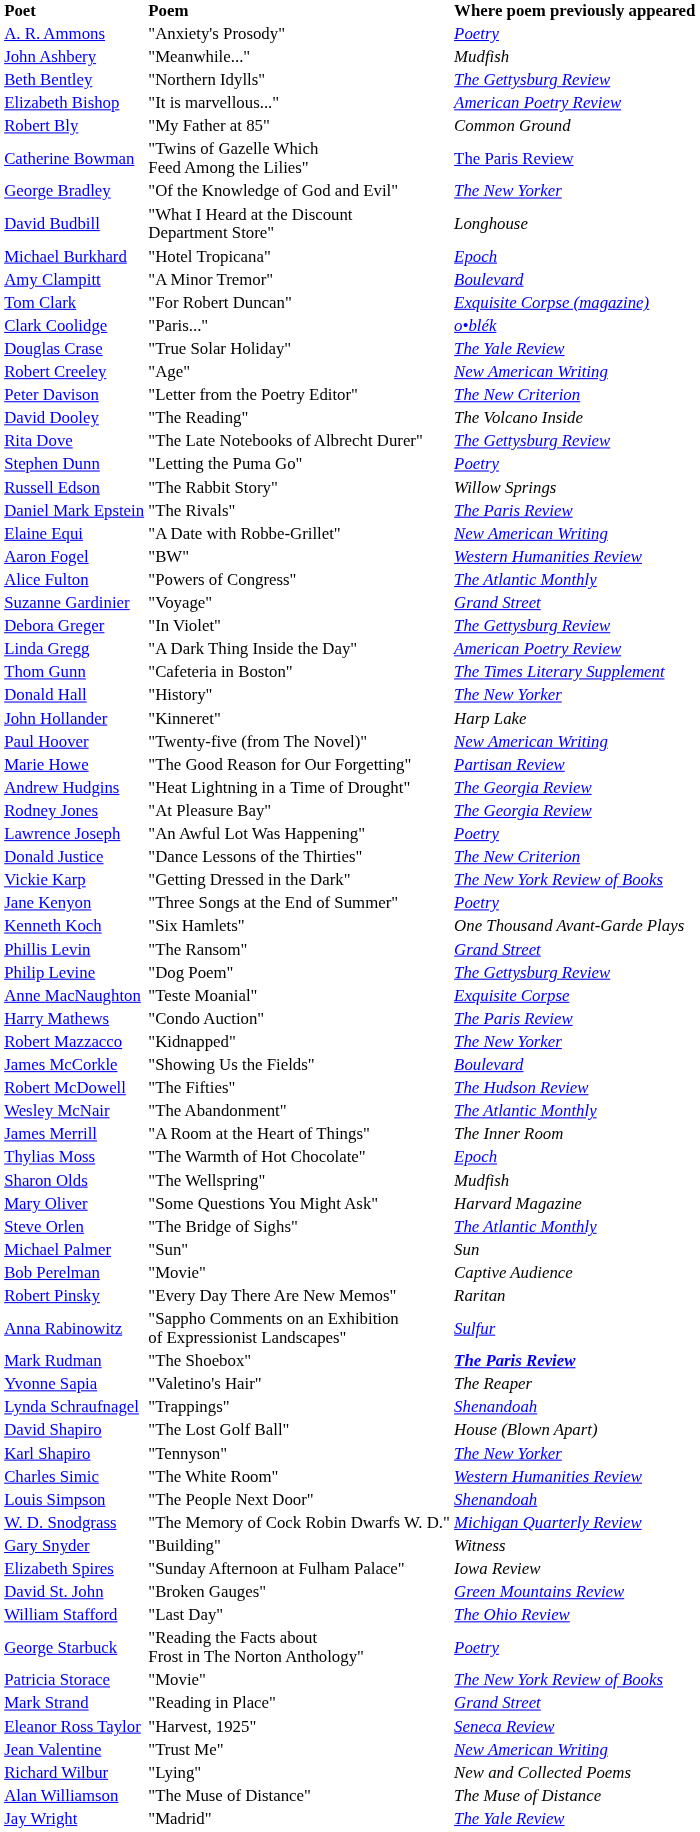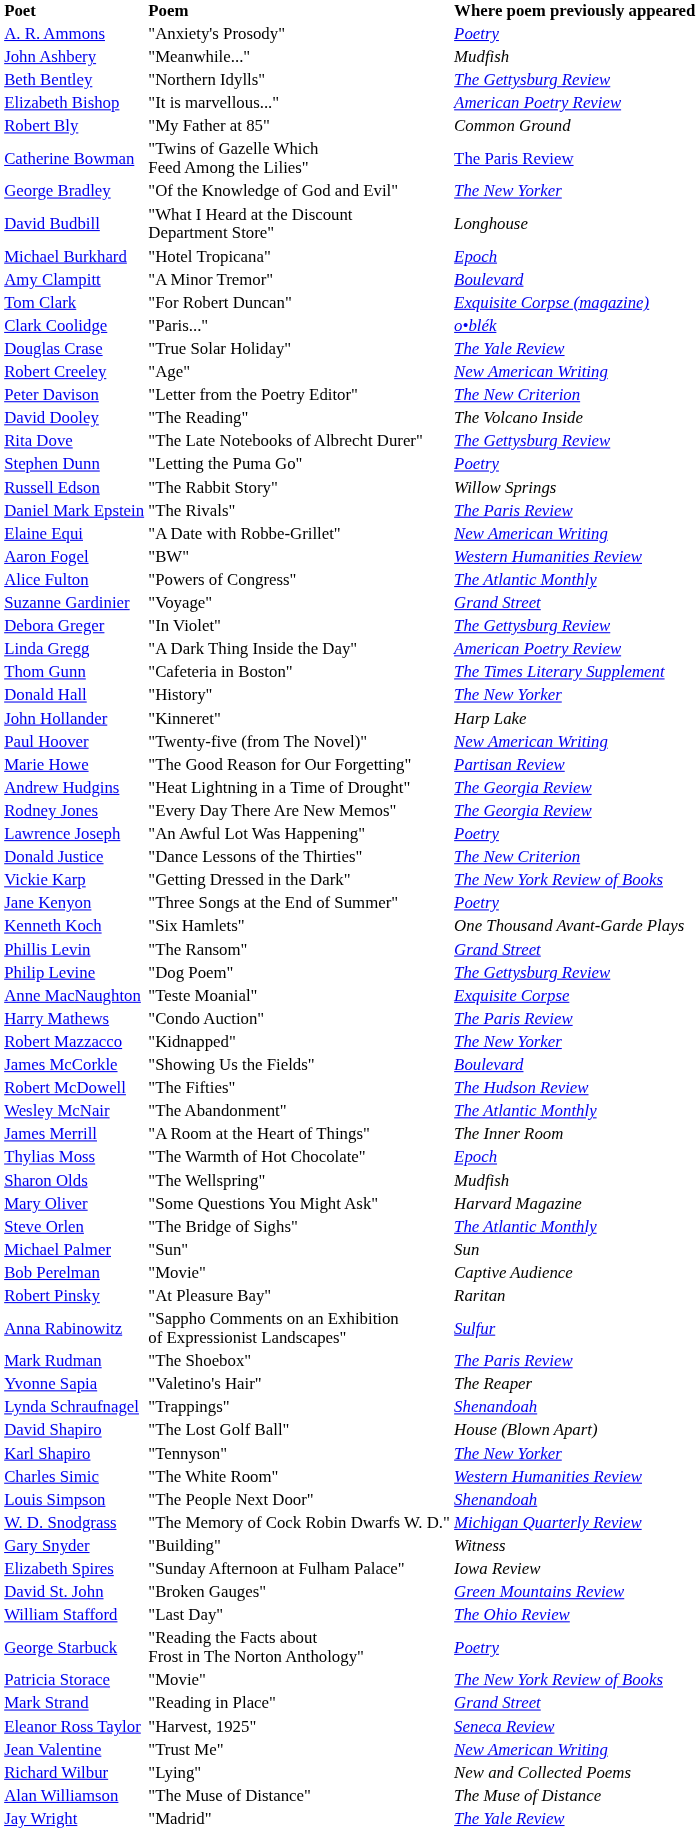(210, 810) "At Pleasure Bay" -> (272, 810) "Every Day There Are New Memos"
(272, 1295) "Every Day There Are New Memos" -> (210, 1295) "At Pleasure Bay"
(515, 1360) bold -> (513, 1360) normal
